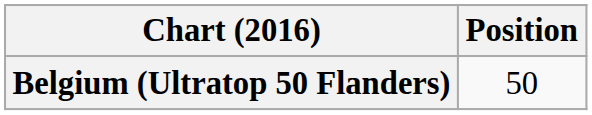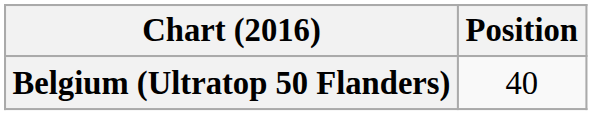(522, 82) 50 -> (522, 82) 40
